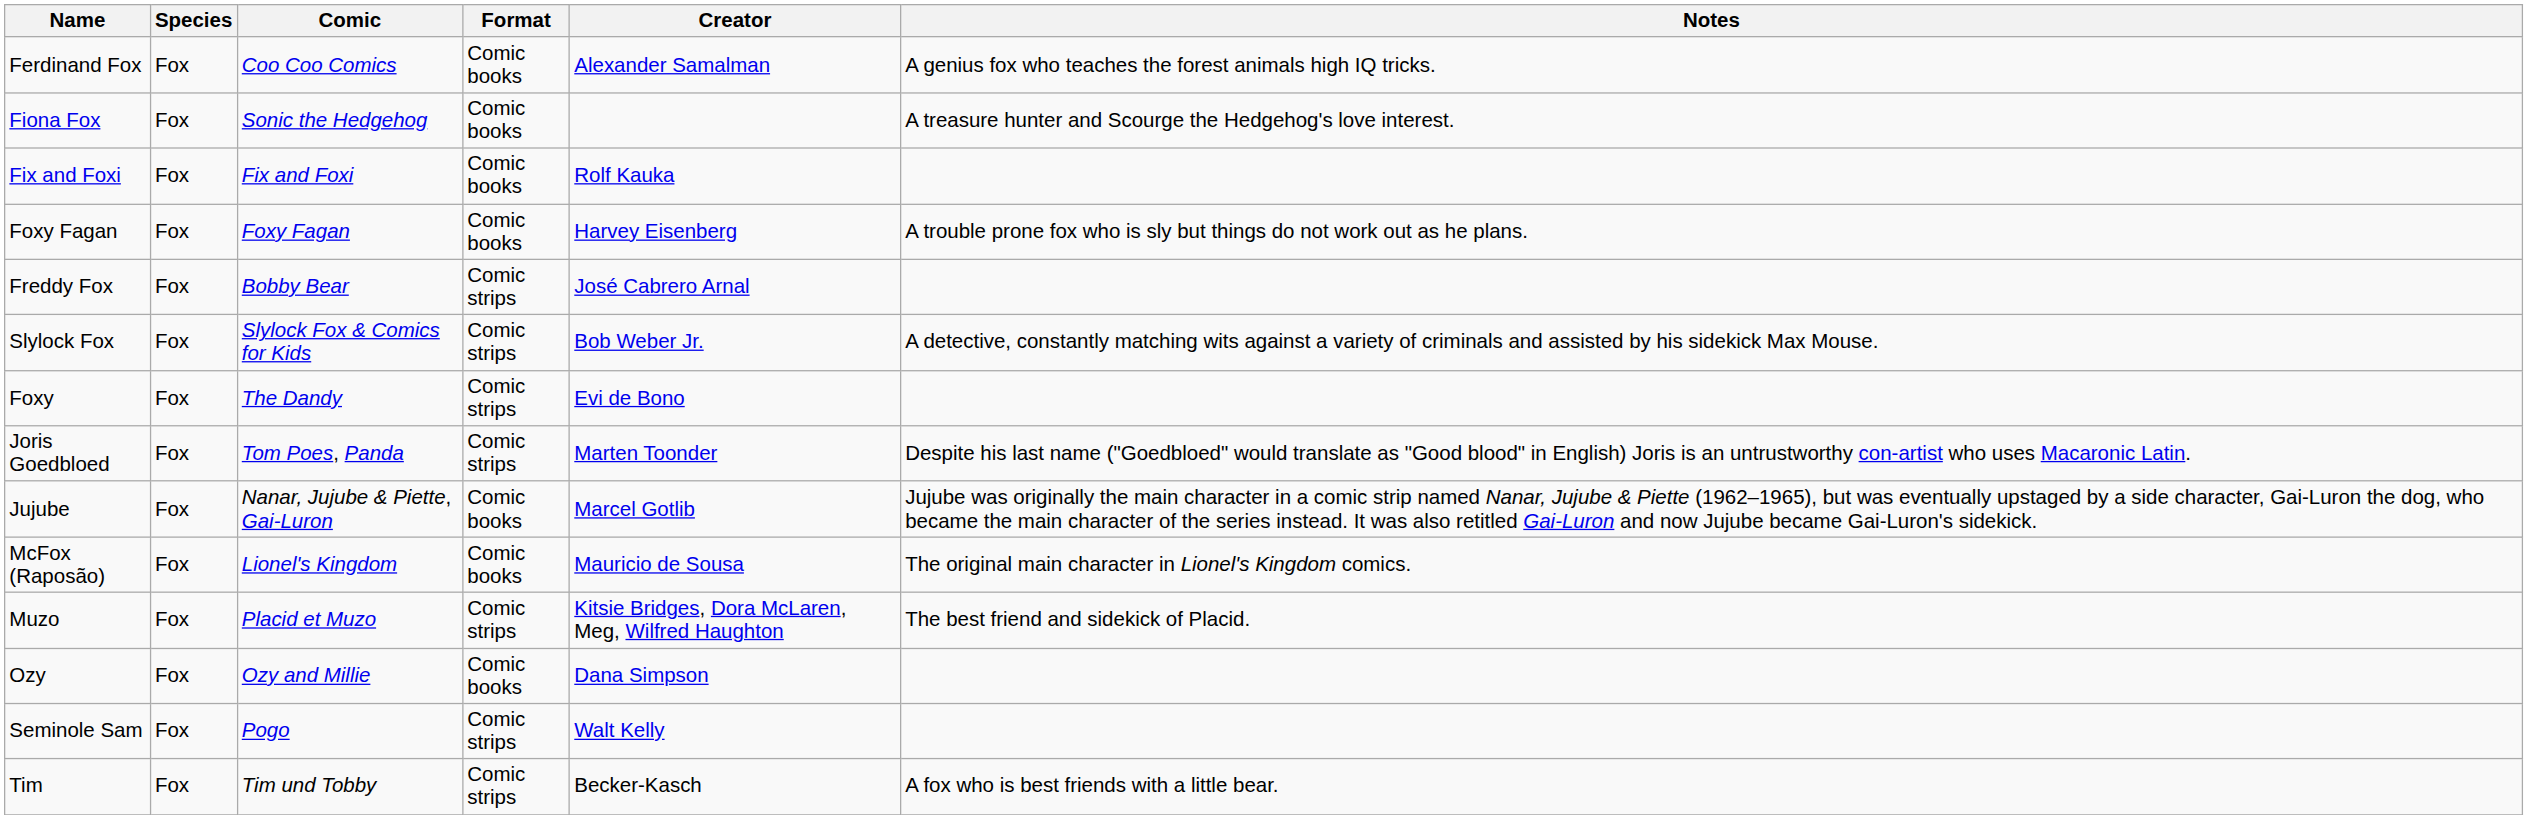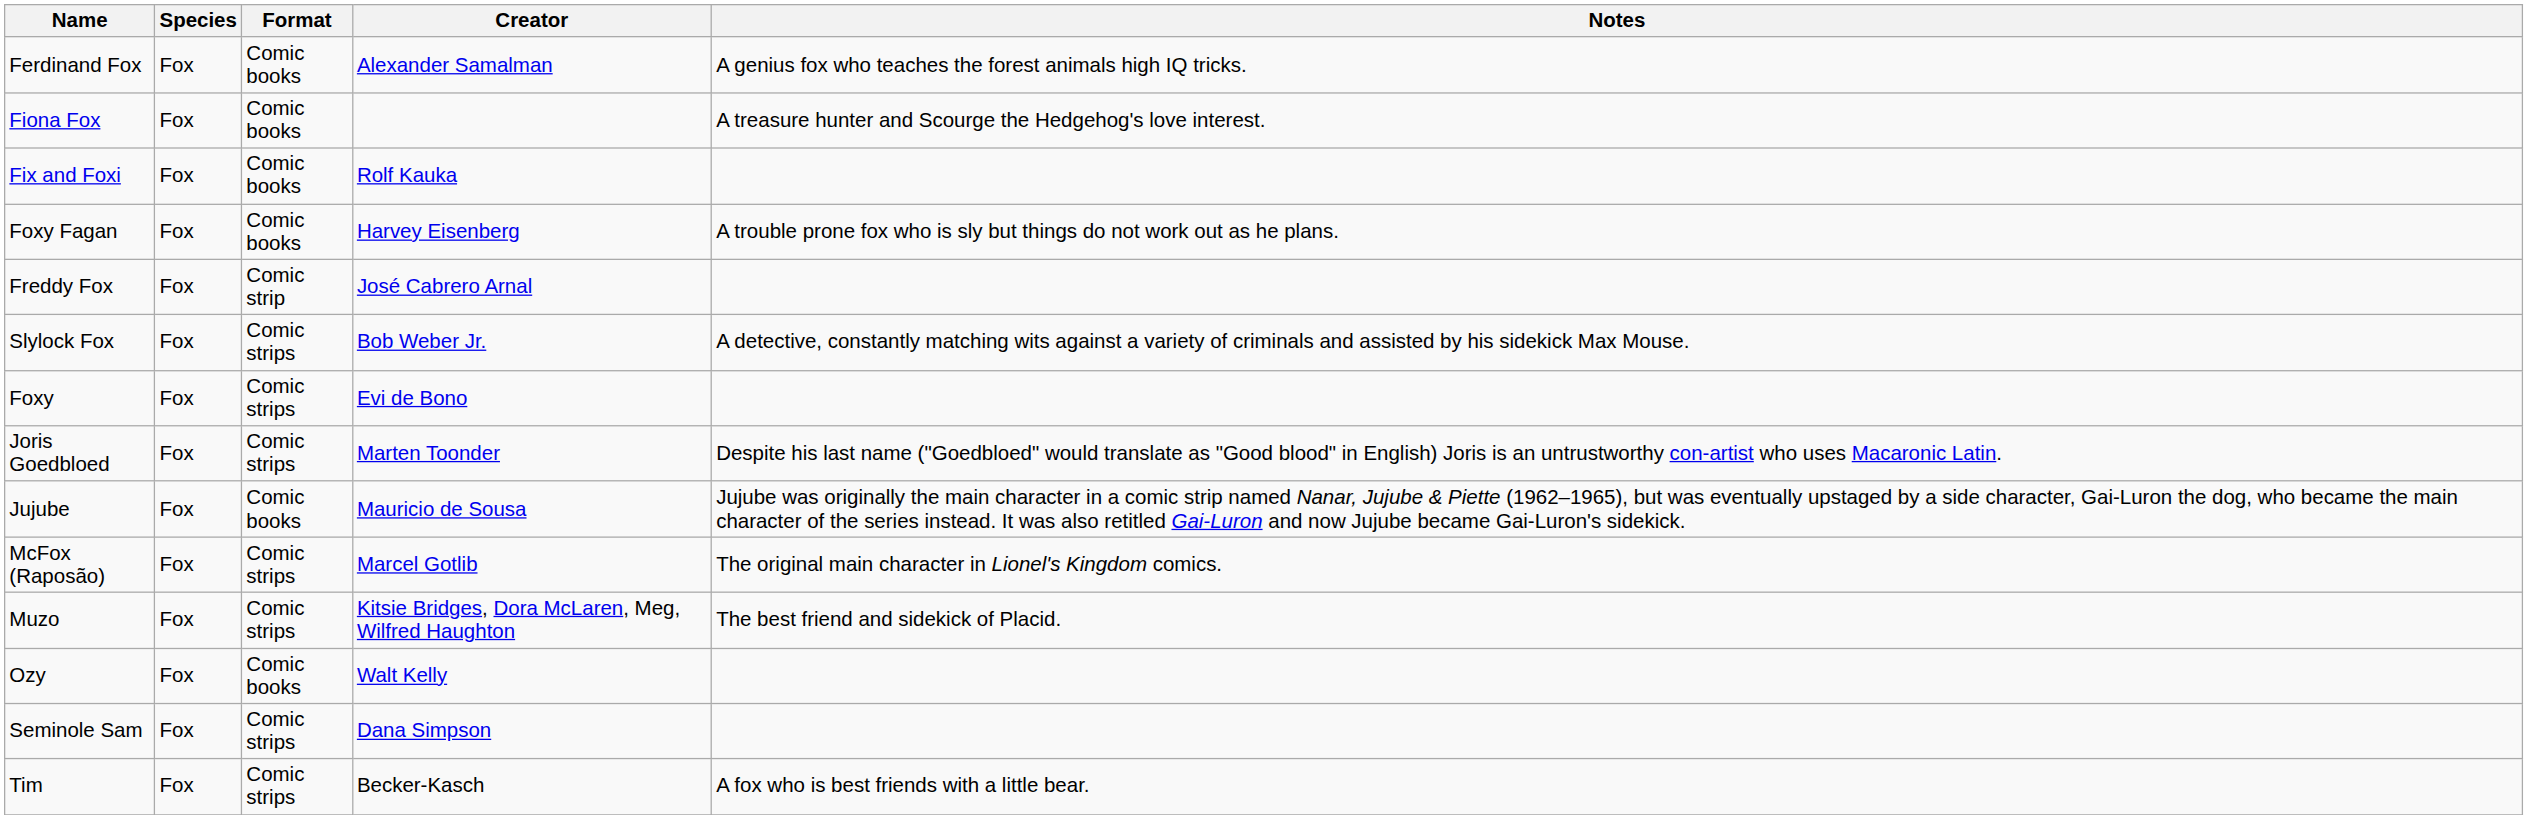- column: (350, 20)
(496, 286) Comic strips -> (275, 286) Comic strip
(635, 508) Marcel Gotlib -> (442, 508) Mauricio de Sousa
(496, 564) Comic books -> (275, 564) Comic strips
(659, 564) Mauricio de Sousa -> (417, 564) Marcel Gotlib
(641, 675) Dana Simpson -> (402, 675) Walt Kelly
(619, 730) Walt Kelly -> (424, 730) Dana Simpson
